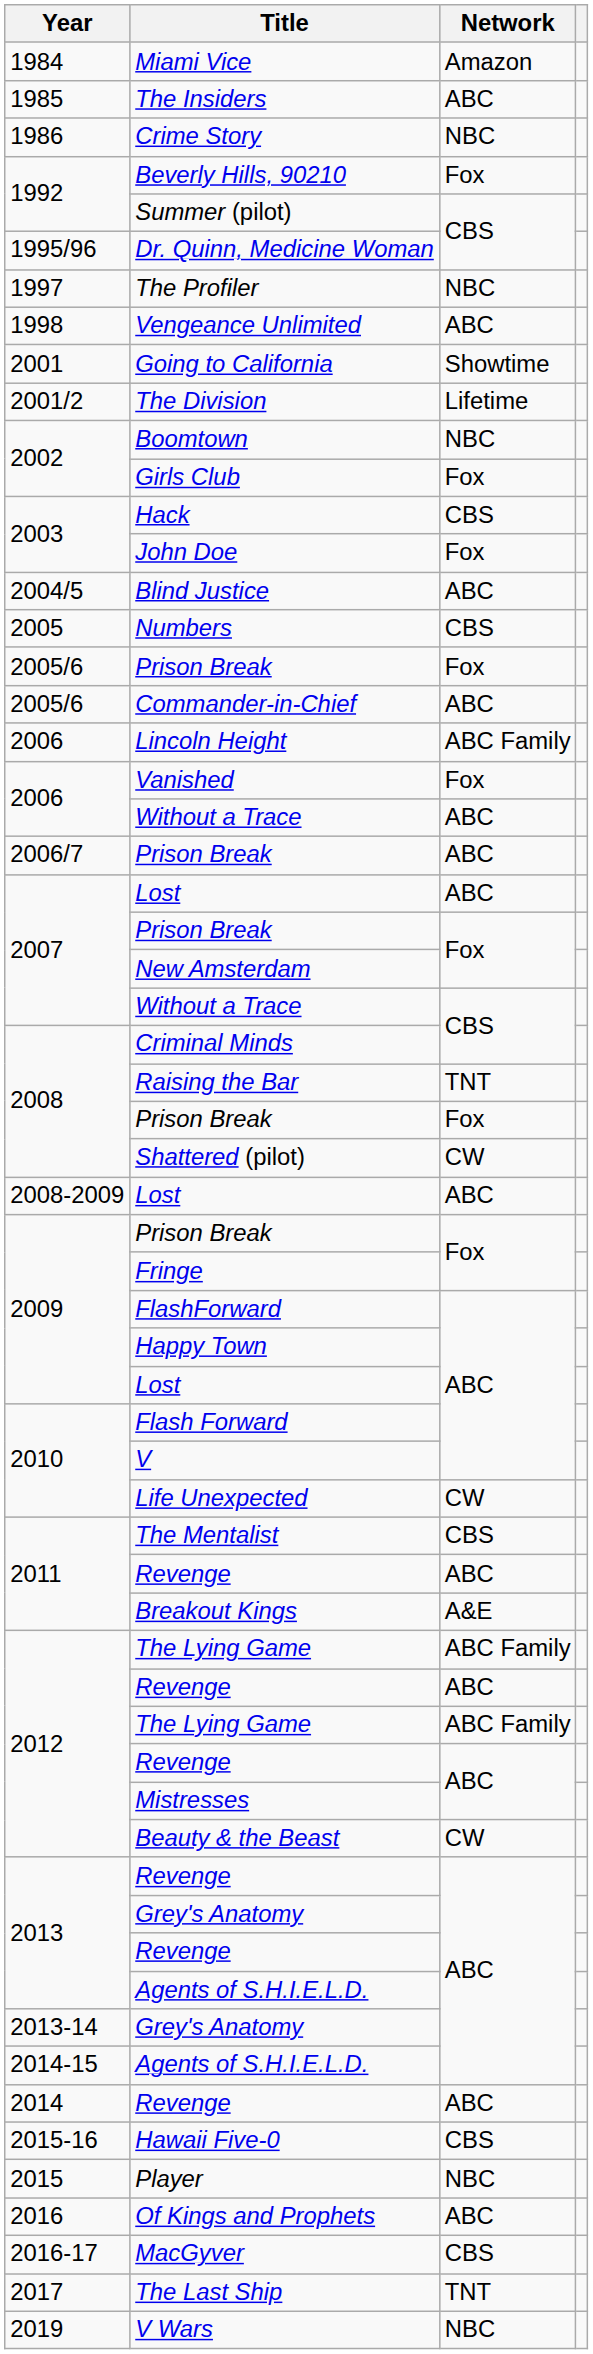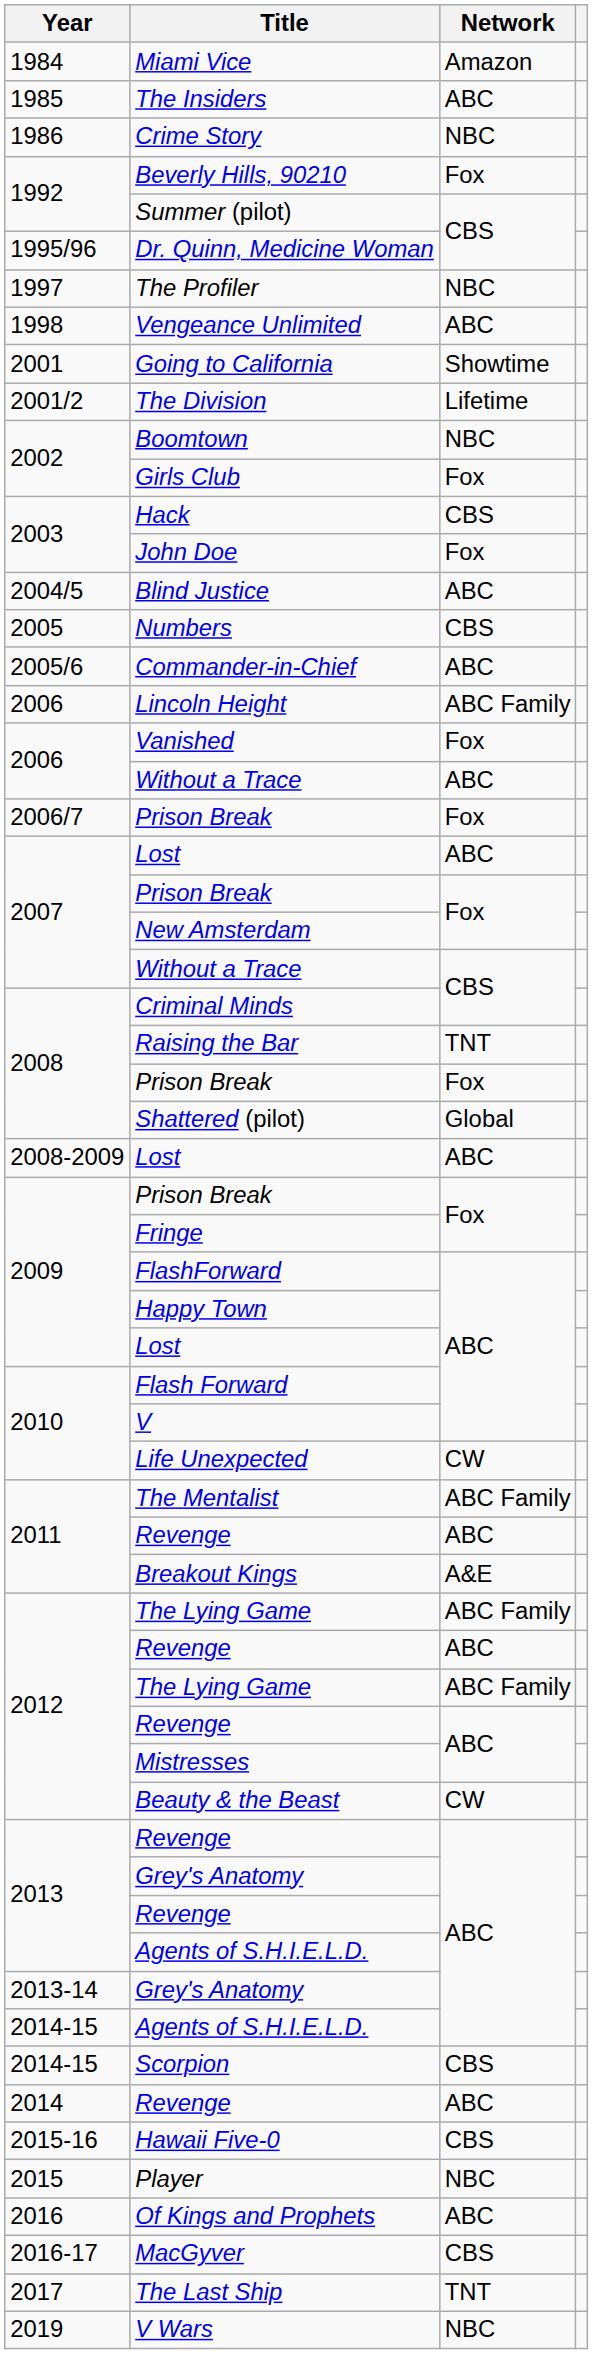- row: (47, 666)
(469, 855) ABC -> (465, 817) Fox
(465, 1157) CW -> (479, 1119) Global
(469, 1535) CBS -> (508, 1497) ABC Family
+ row: (54, 2065)
